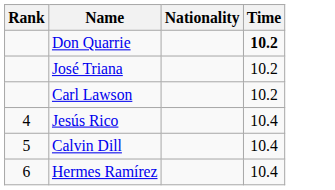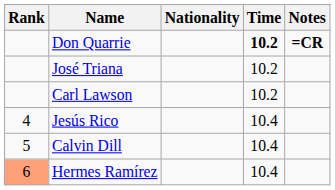+ column: (307, 17)
(26, 172) no background -> (26, 172) lightsalmon background
